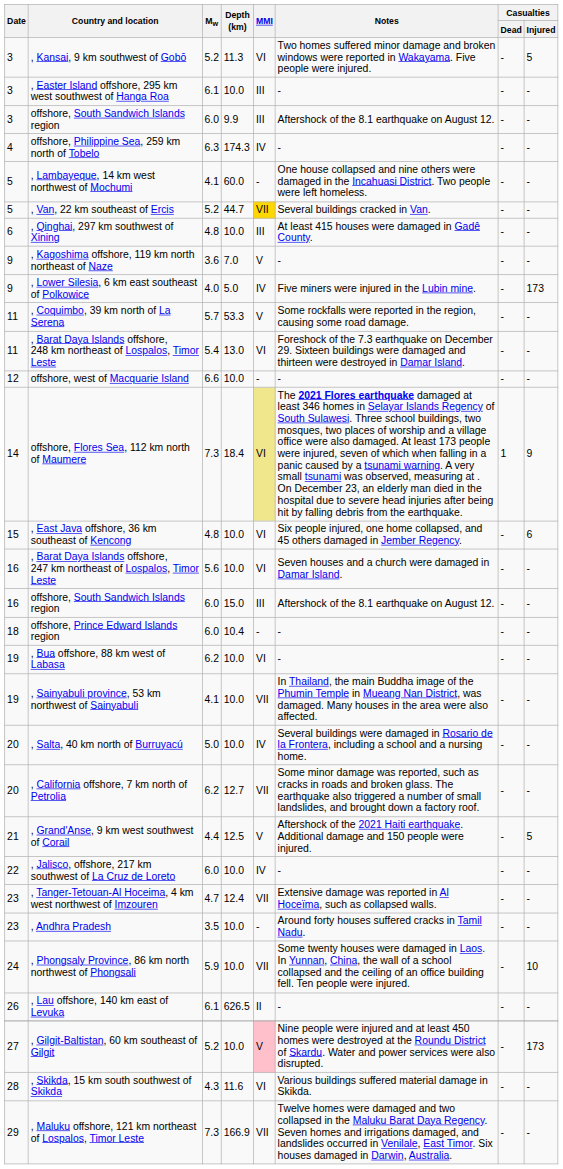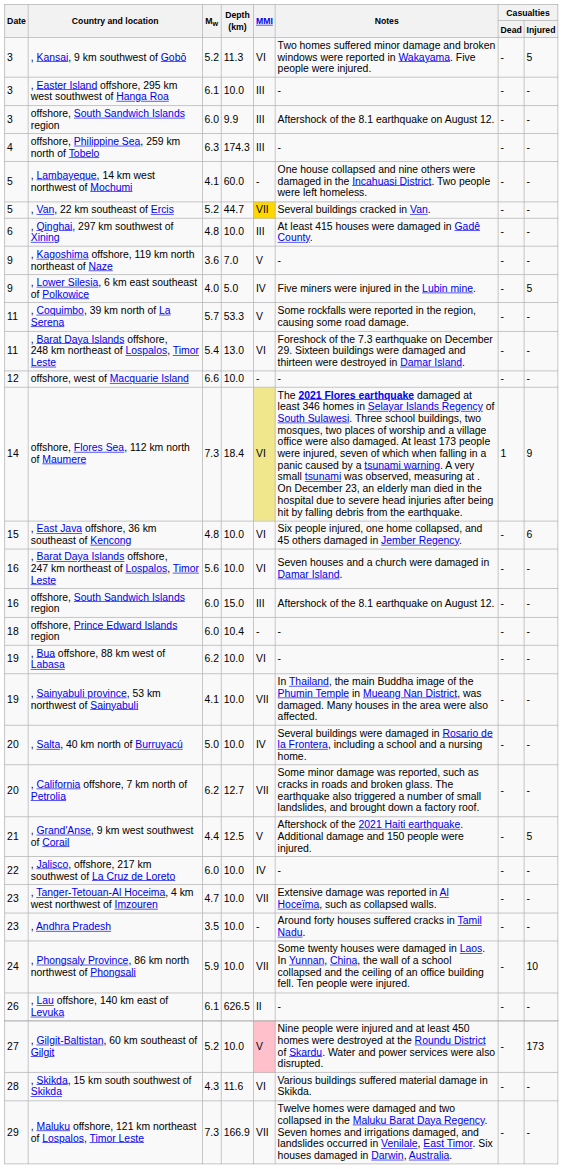(261, 147) IV -> (260, 147) III
(535, 288) 173 -> (529, 288) 5
(234, 898) 12.4 -> (234, 898) 10.0
